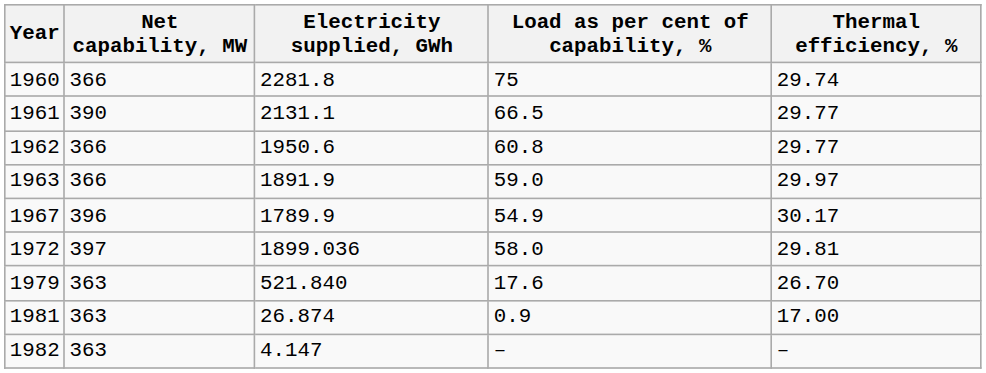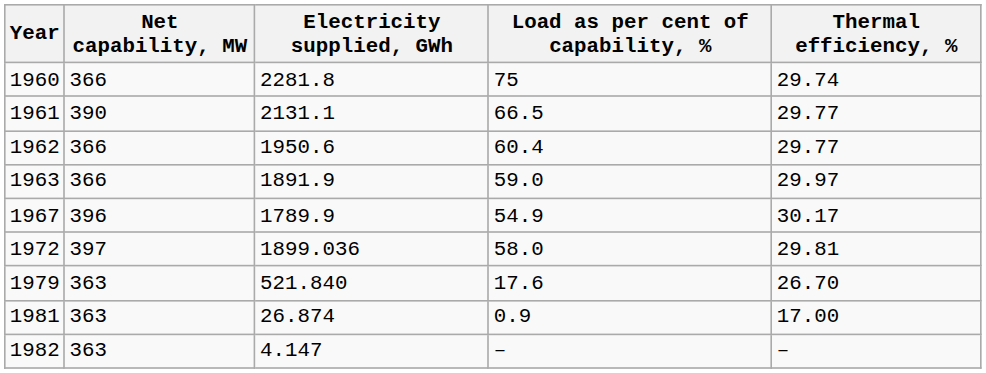(519, 147) 60.8 -> (519, 147) 60.4
